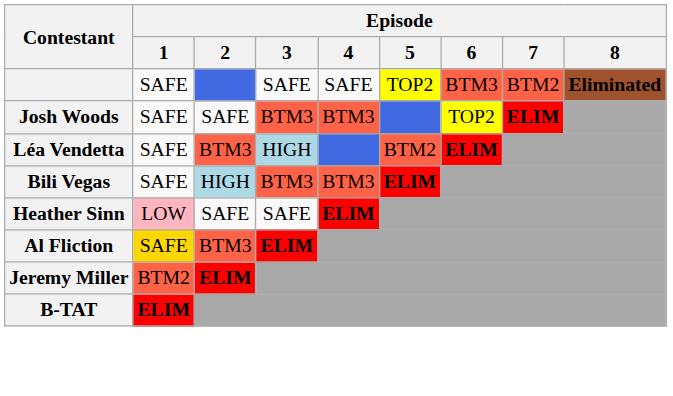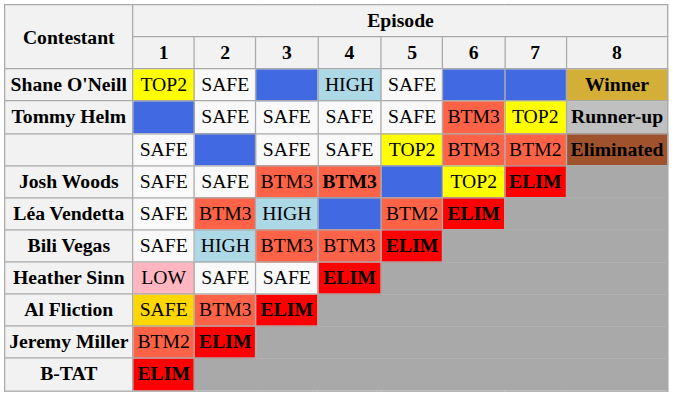+ row: (69, 85)
+ row: (69, 117)
(348, 117) normal -> (349, 181) bold
